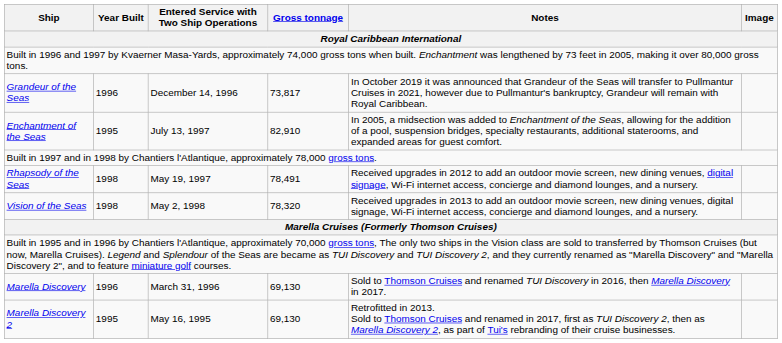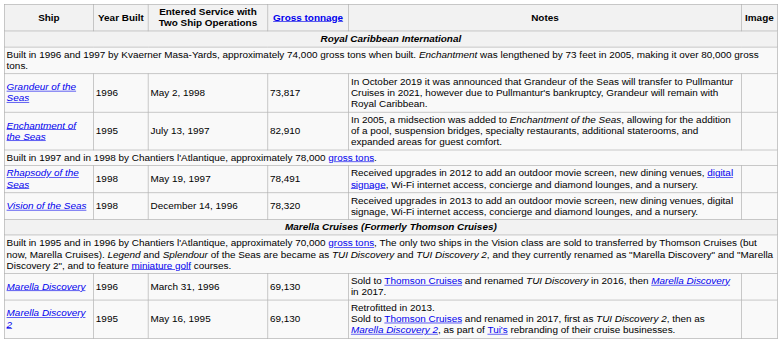(194, 93) December 14, 1996 -> (178, 93) May 2, 1998
(178, 206) May 2, 1998 -> (194, 206) December 14, 1996
